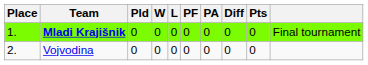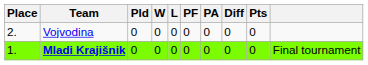rows swapped: (84, 32) <-> (68, 50)
